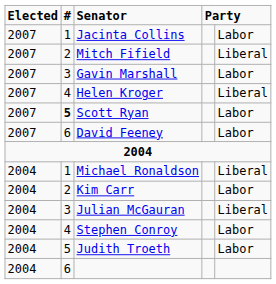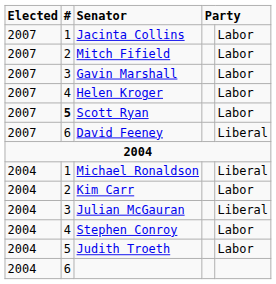(243, 54) Liberal -> (236, 54) Labor
(243, 93) Liberal -> (236, 93) Labor
(236, 132) Labor -> (243, 132) Liberal
